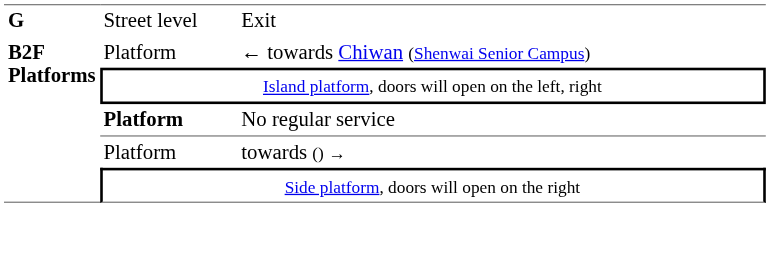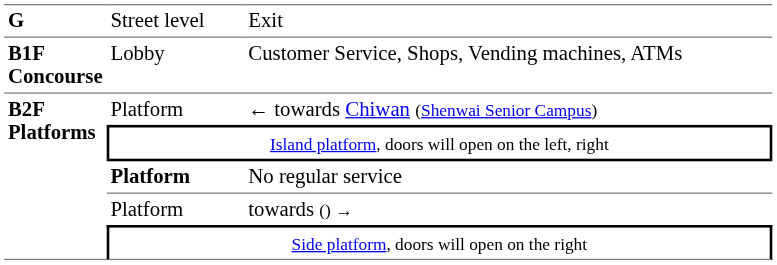+ row: (465, 53)
